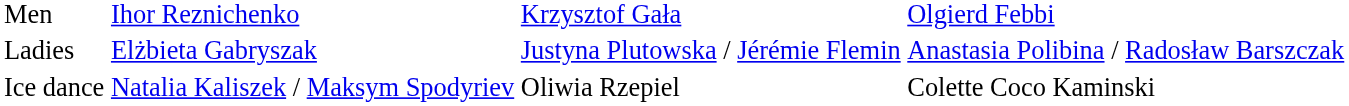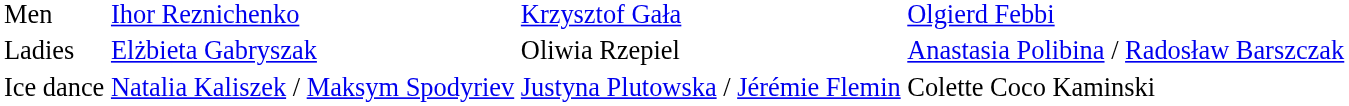(711, 50) Justyna Plutowska / Jérémie Flemin -> (600, 50) Oliwia Rzepiel
(600, 87) Oliwia Rzepiel -> (711, 87) Justyna Plutowska / Jérémie Flemin
